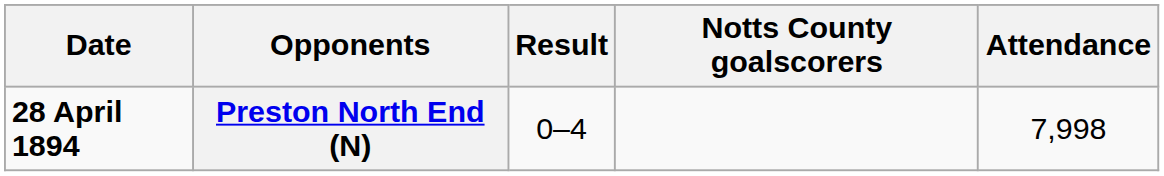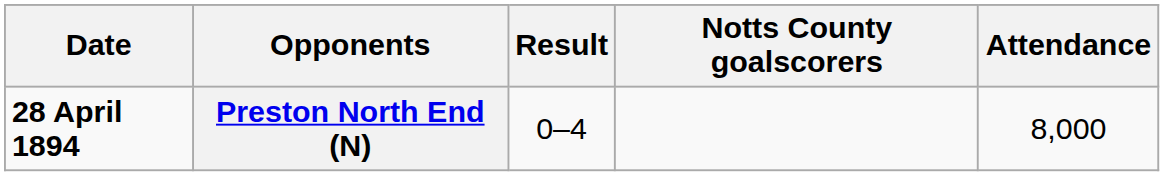(1068, 128) 7,998 -> (1068, 128) 8,000
